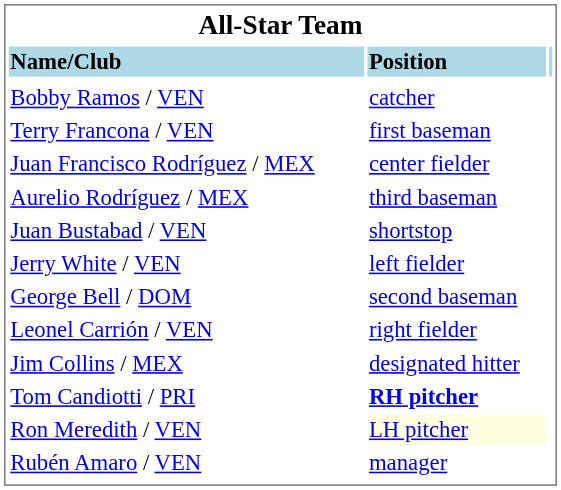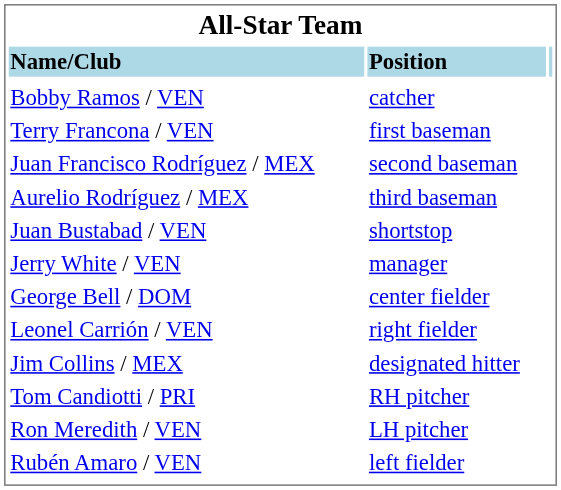(429, 164) center fielder -> (443, 164) second baseman
(417, 263) left fielder -> (408, 263) manager
(443, 296) second baseman -> (429, 296) center fielder
(424, 396) bold -> (419, 396) normal
(418, 429) lightyellow background -> (418, 429) no background
(408, 462) manager -> (417, 462) left fielder
